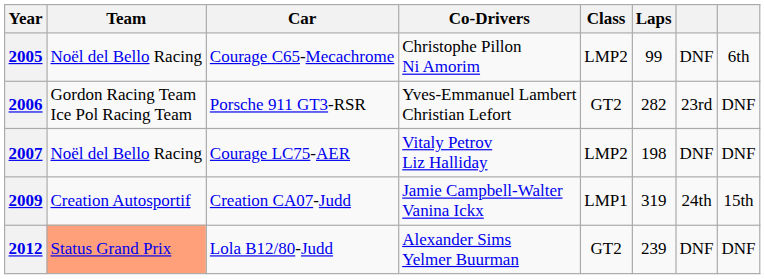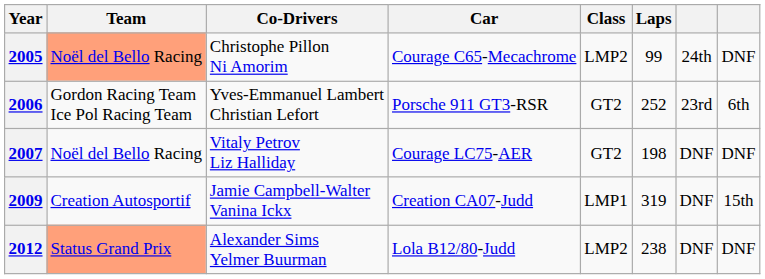columns swapped: (489, 18) <-> (302, 18)
(126, 56) no background -> (126, 56) lightsalmon background
(697, 56) DNF -> (697, 56) 24th
(739, 56) 6th -> (739, 56) DNF
(654, 105) 282 -> (654, 105) 252
(739, 105) DNF -> (739, 105) 6th
(606, 153) LMP2 -> (606, 153) GT2
(697, 201) 24th -> (697, 201) DNF
(606, 249) GT2 -> (606, 249) LMP2
(654, 249) 239 -> (654, 249) 238
